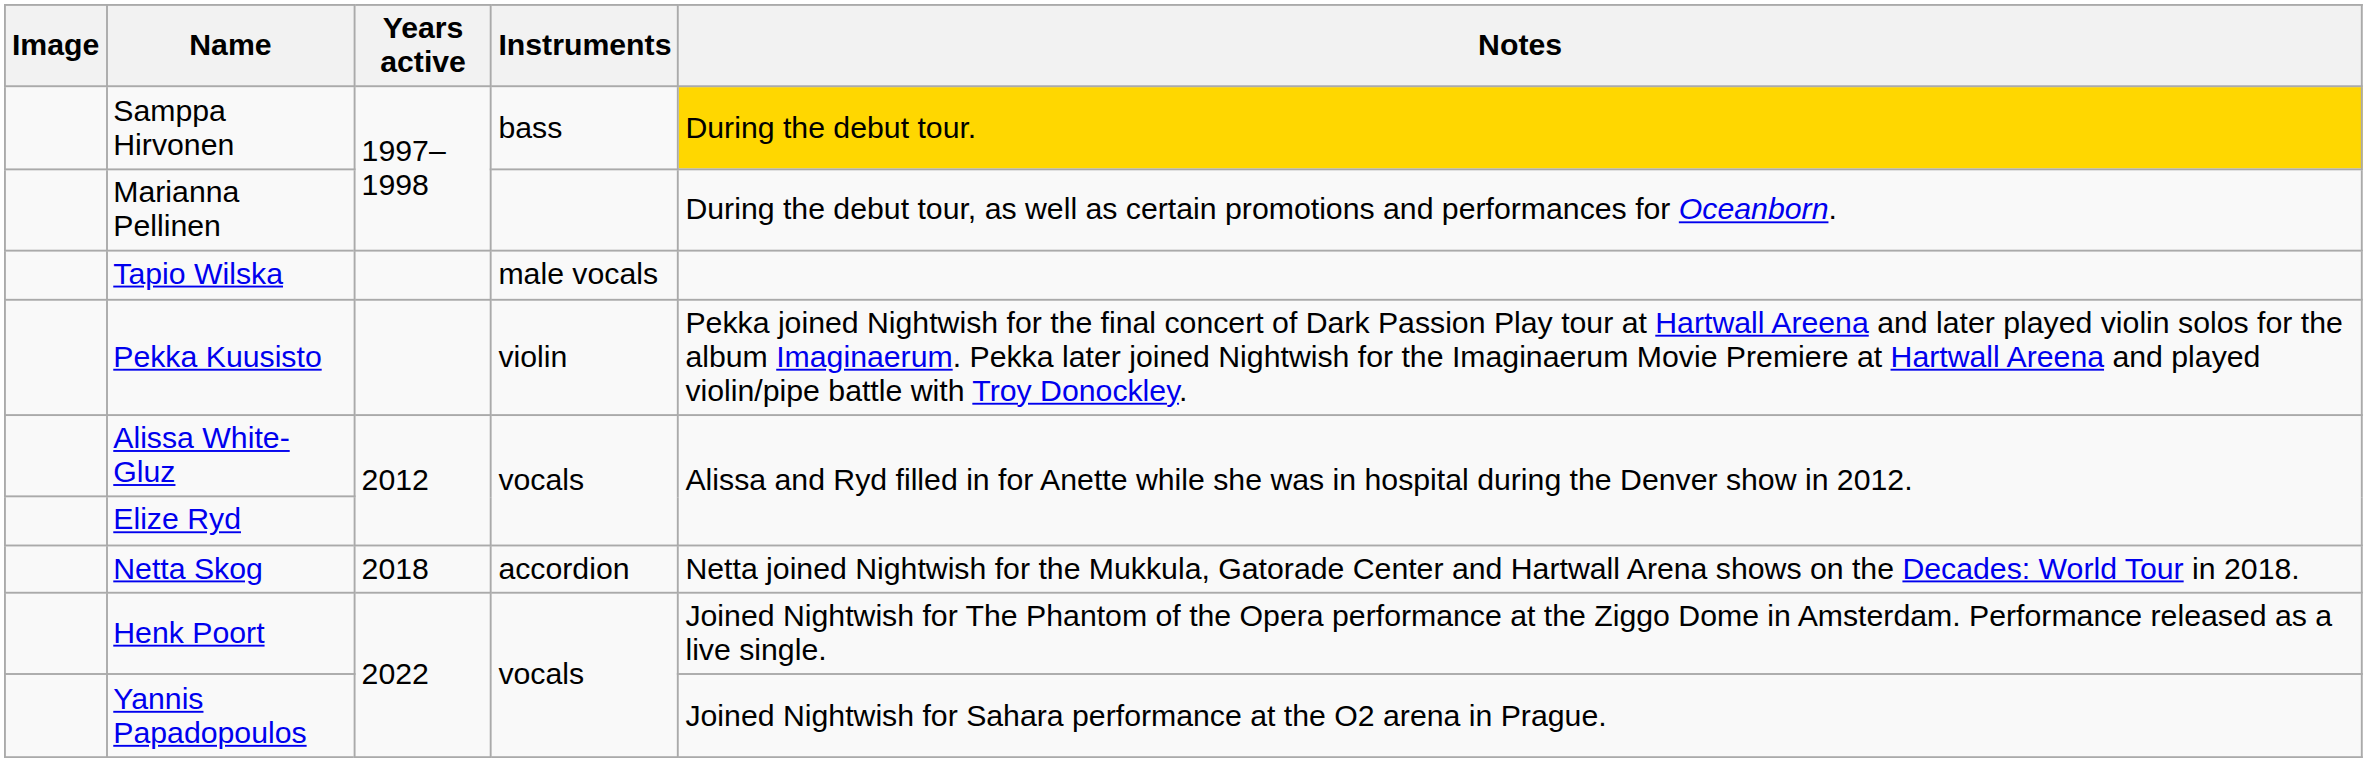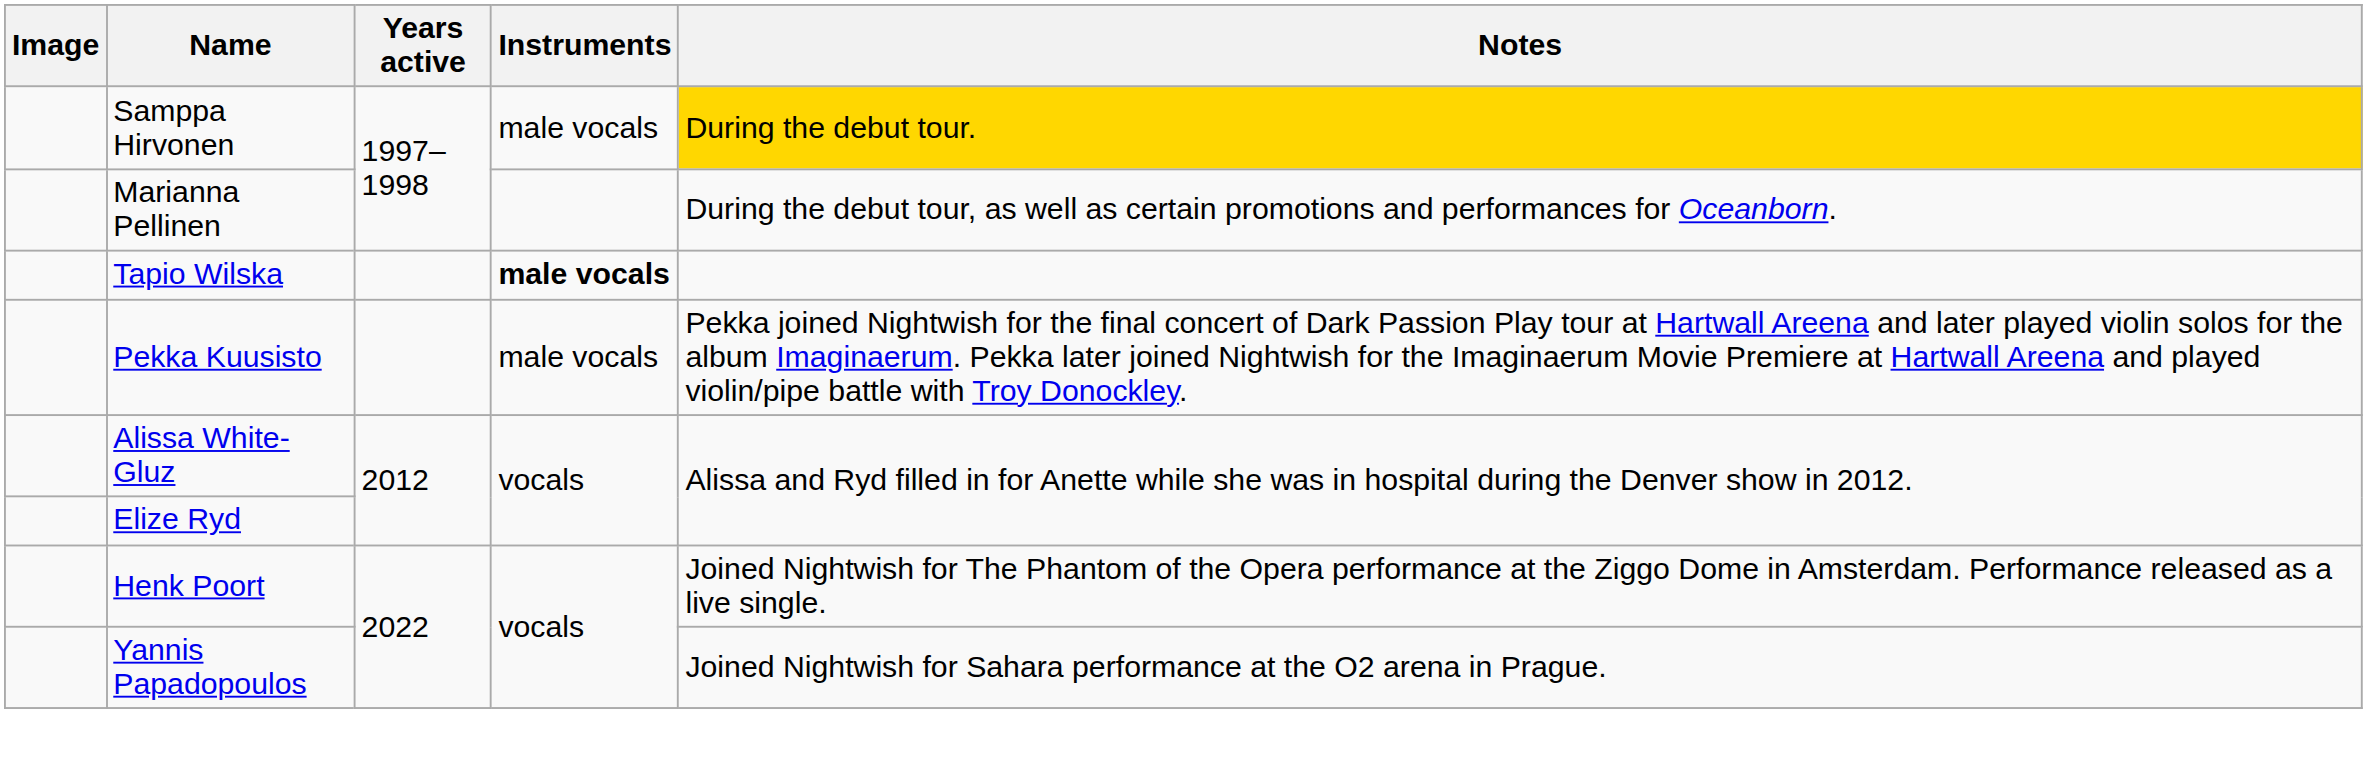(530, 127) bass -> (578, 127) male vocals
(578, 274) normal -> (584, 274) bold
(533, 356) violin -> (578, 356) male vocals
- row: (188, 568)
